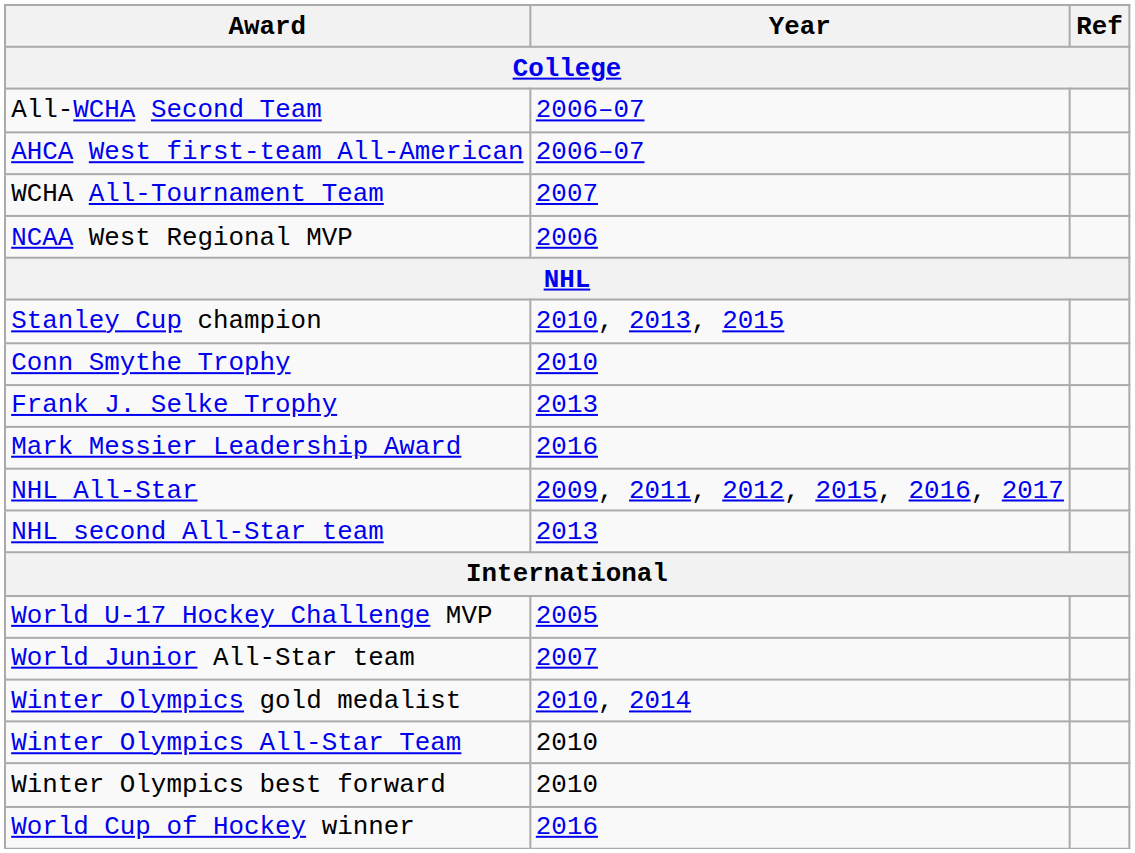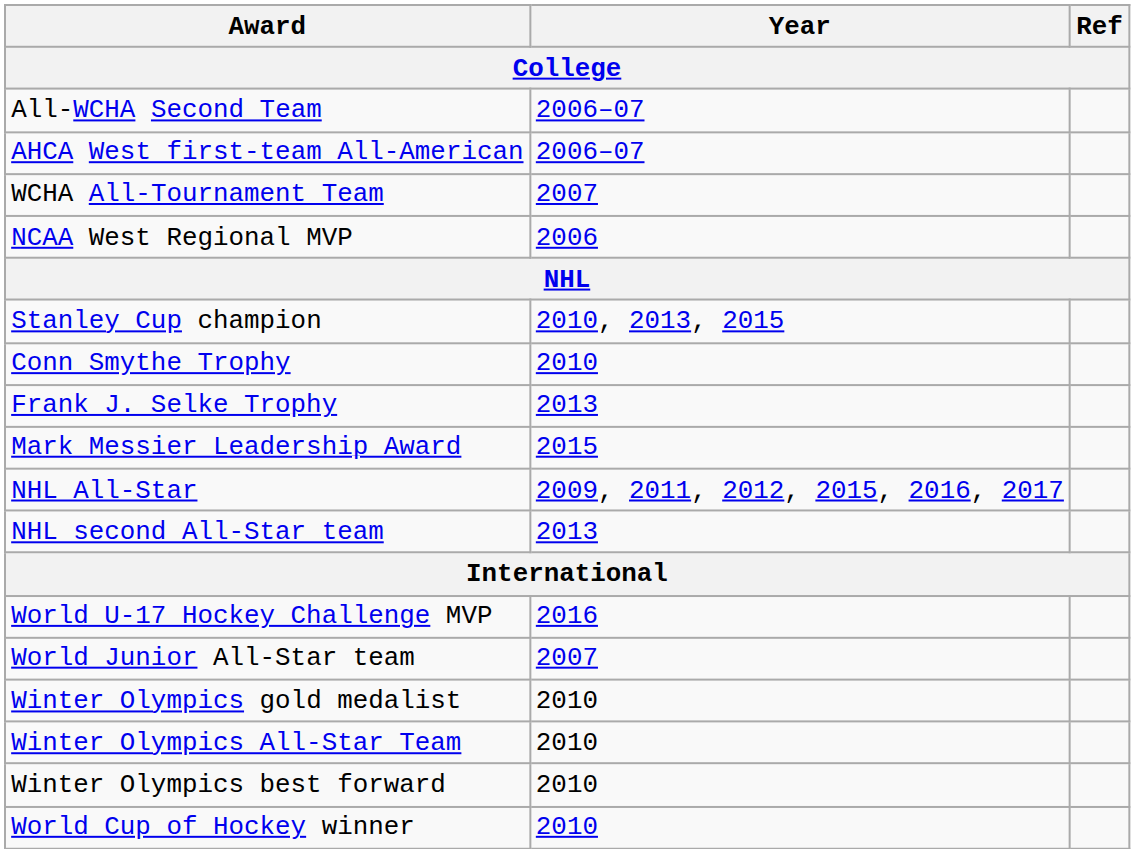(567, 448) 2016 -> (567, 448) 2015
(567, 616) 2005 -> (567, 616) 2016
(613, 701) 2010, 2014 -> (567, 701) 2010
(567, 827) 2016 -> (567, 827) 2010
